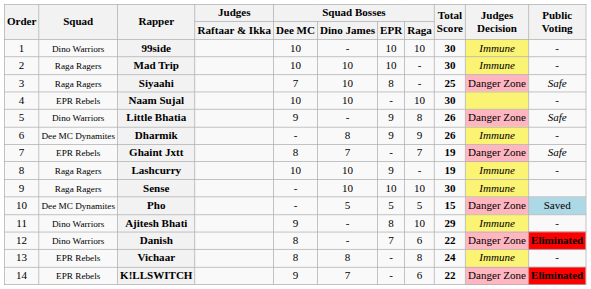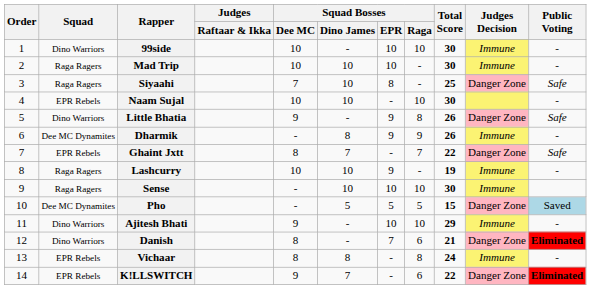(450, 153) 19 -> (450, 153) 22
(391, 223) 8 -> (391, 223) 10
(450, 240) 22 -> (450, 240) 21
